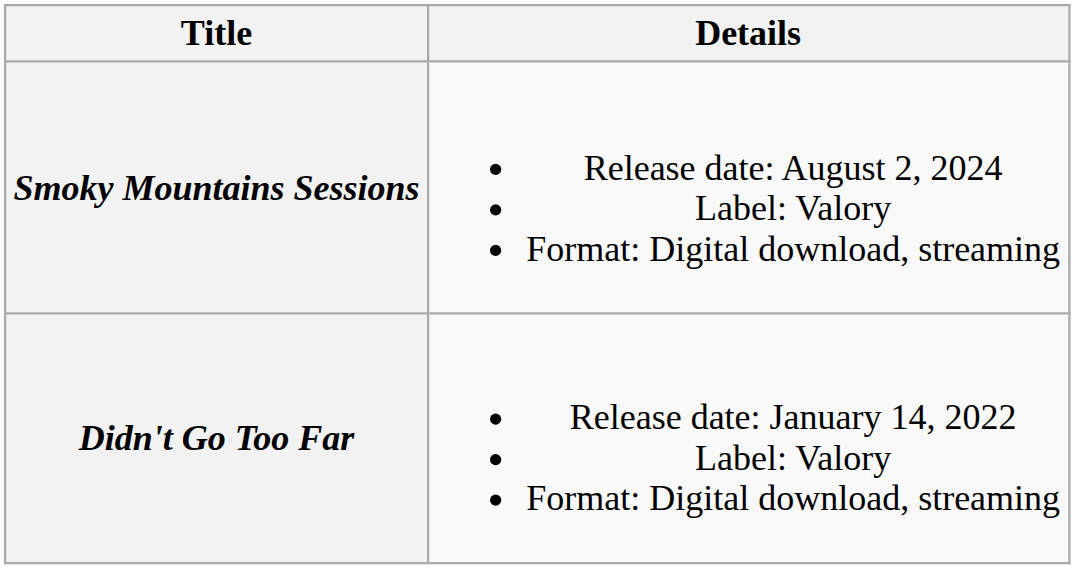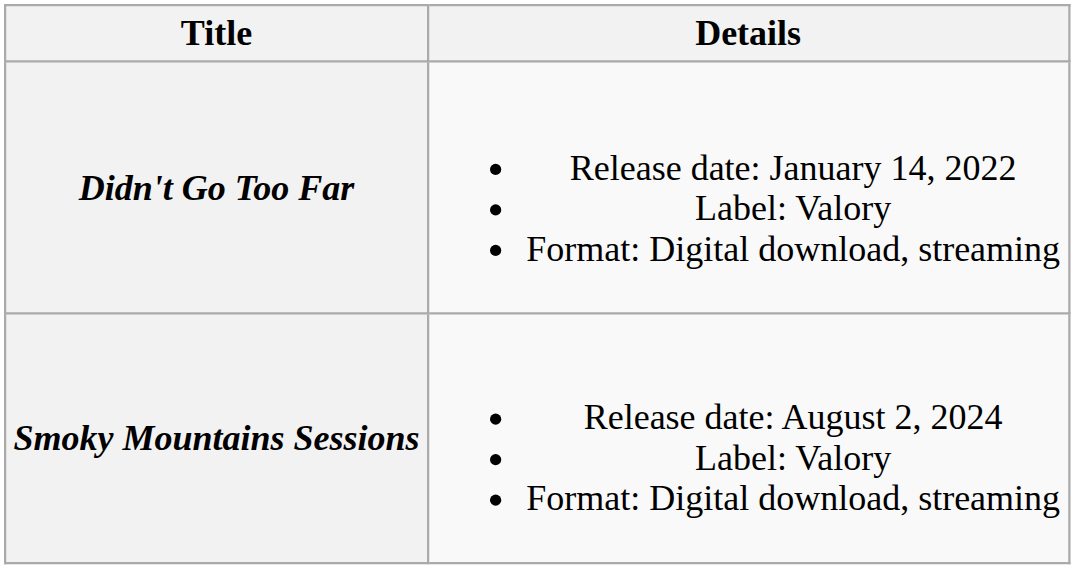rows swapped: (217, 437) <-> (217, 186)
